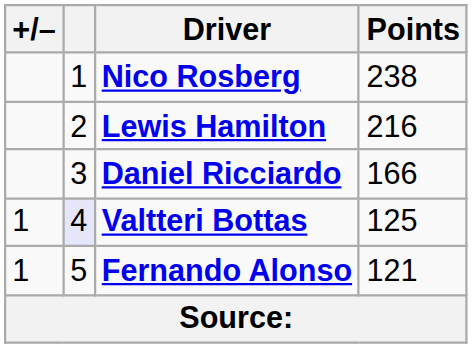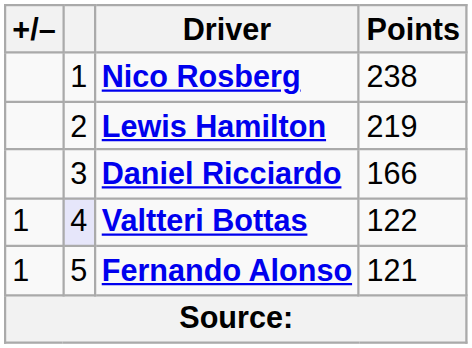(392, 125) 216 -> (392, 125) 219
(392, 222) 125 -> (392, 222) 122
